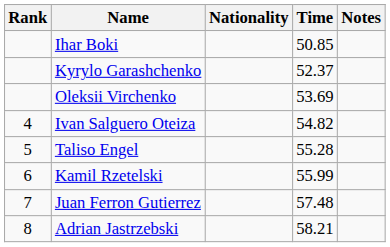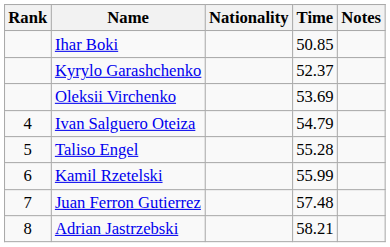(315, 123) 54.82 -> (315, 123) 54.79
